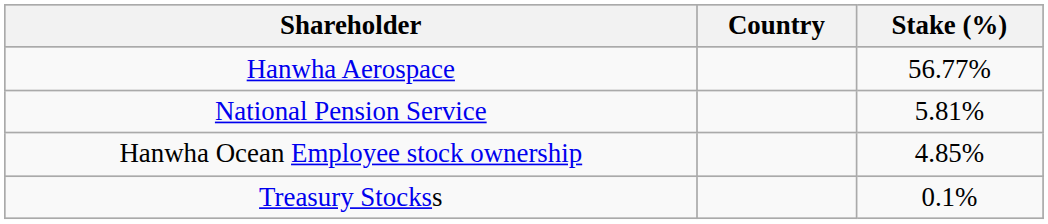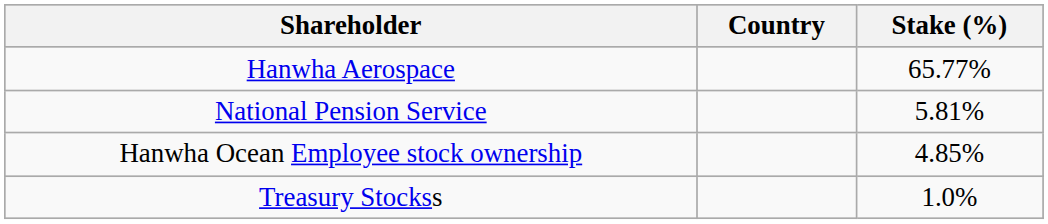(949, 68) 56.77% -> (949, 68) 65.77%
(949, 196) 0.1% -> (949, 196) 1.0%
